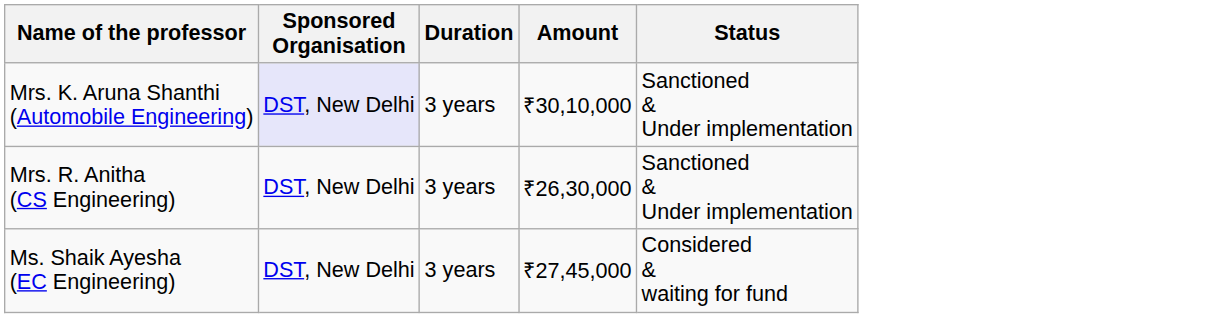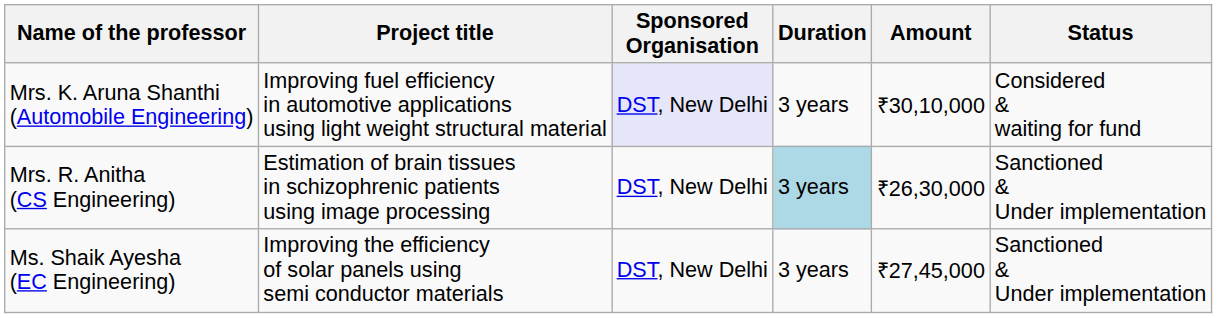+ column: (435, 33)
(747, 104) Sanctioned & Under implementation -> (1068, 104) Considered & waiting for fund
(460, 187) no background -> (813, 187) lightblue background
(715, 270) Considered & waiting for fund -> (1101, 270) Sanctioned & Under implementation
